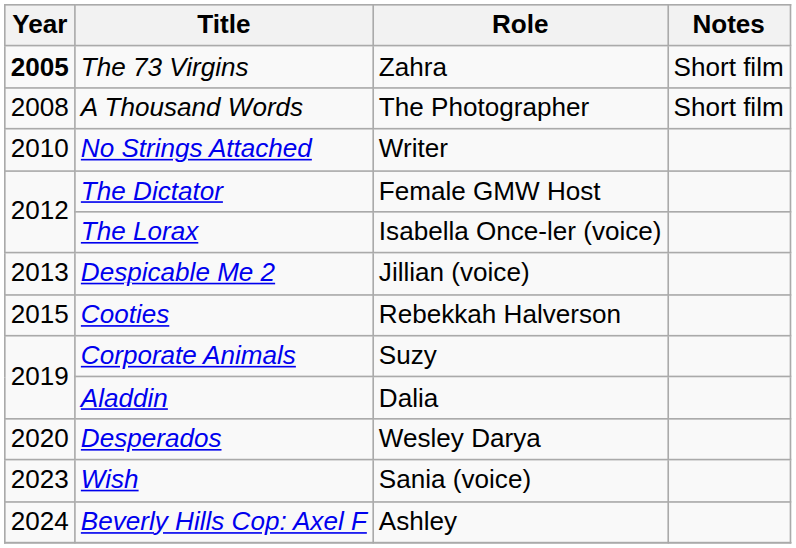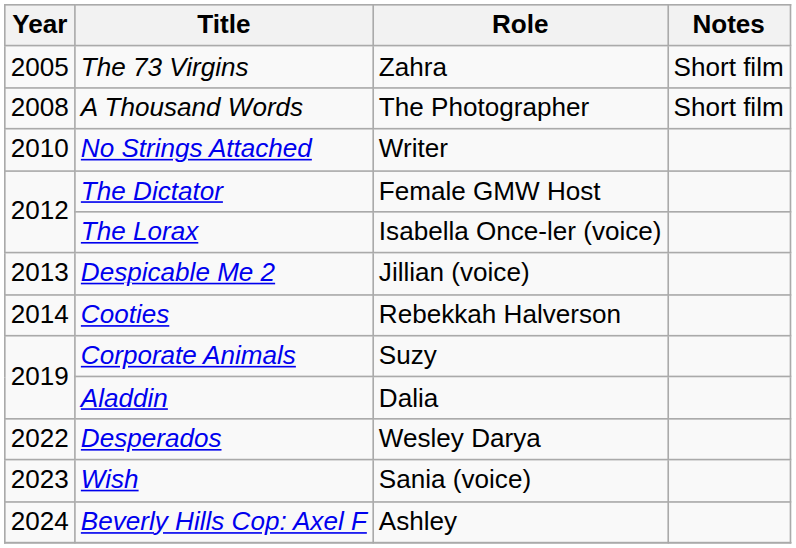(40, 66) bold -> (40, 66) normal
(40, 314) 2015 -> (40, 314) 2014
(40, 438) 2020 -> (40, 438) 2022
